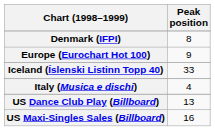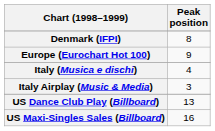- row: (86, 70)
+ row: (86, 86)
